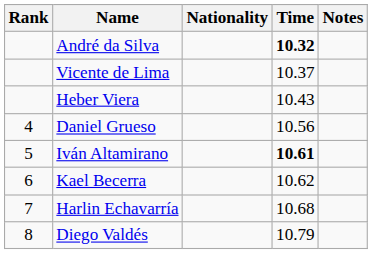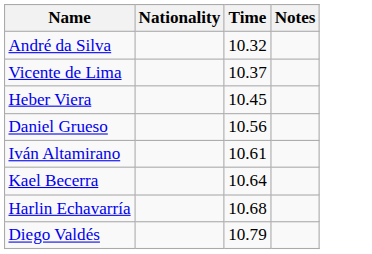- column: (28, 18)
(295, 45) bold -> (247, 45) normal
(295, 99) 10.43 -> (247, 99) 10.45
(295, 153) bold -> (247, 153) normal
(295, 180) 10.62 -> (247, 180) 10.64
